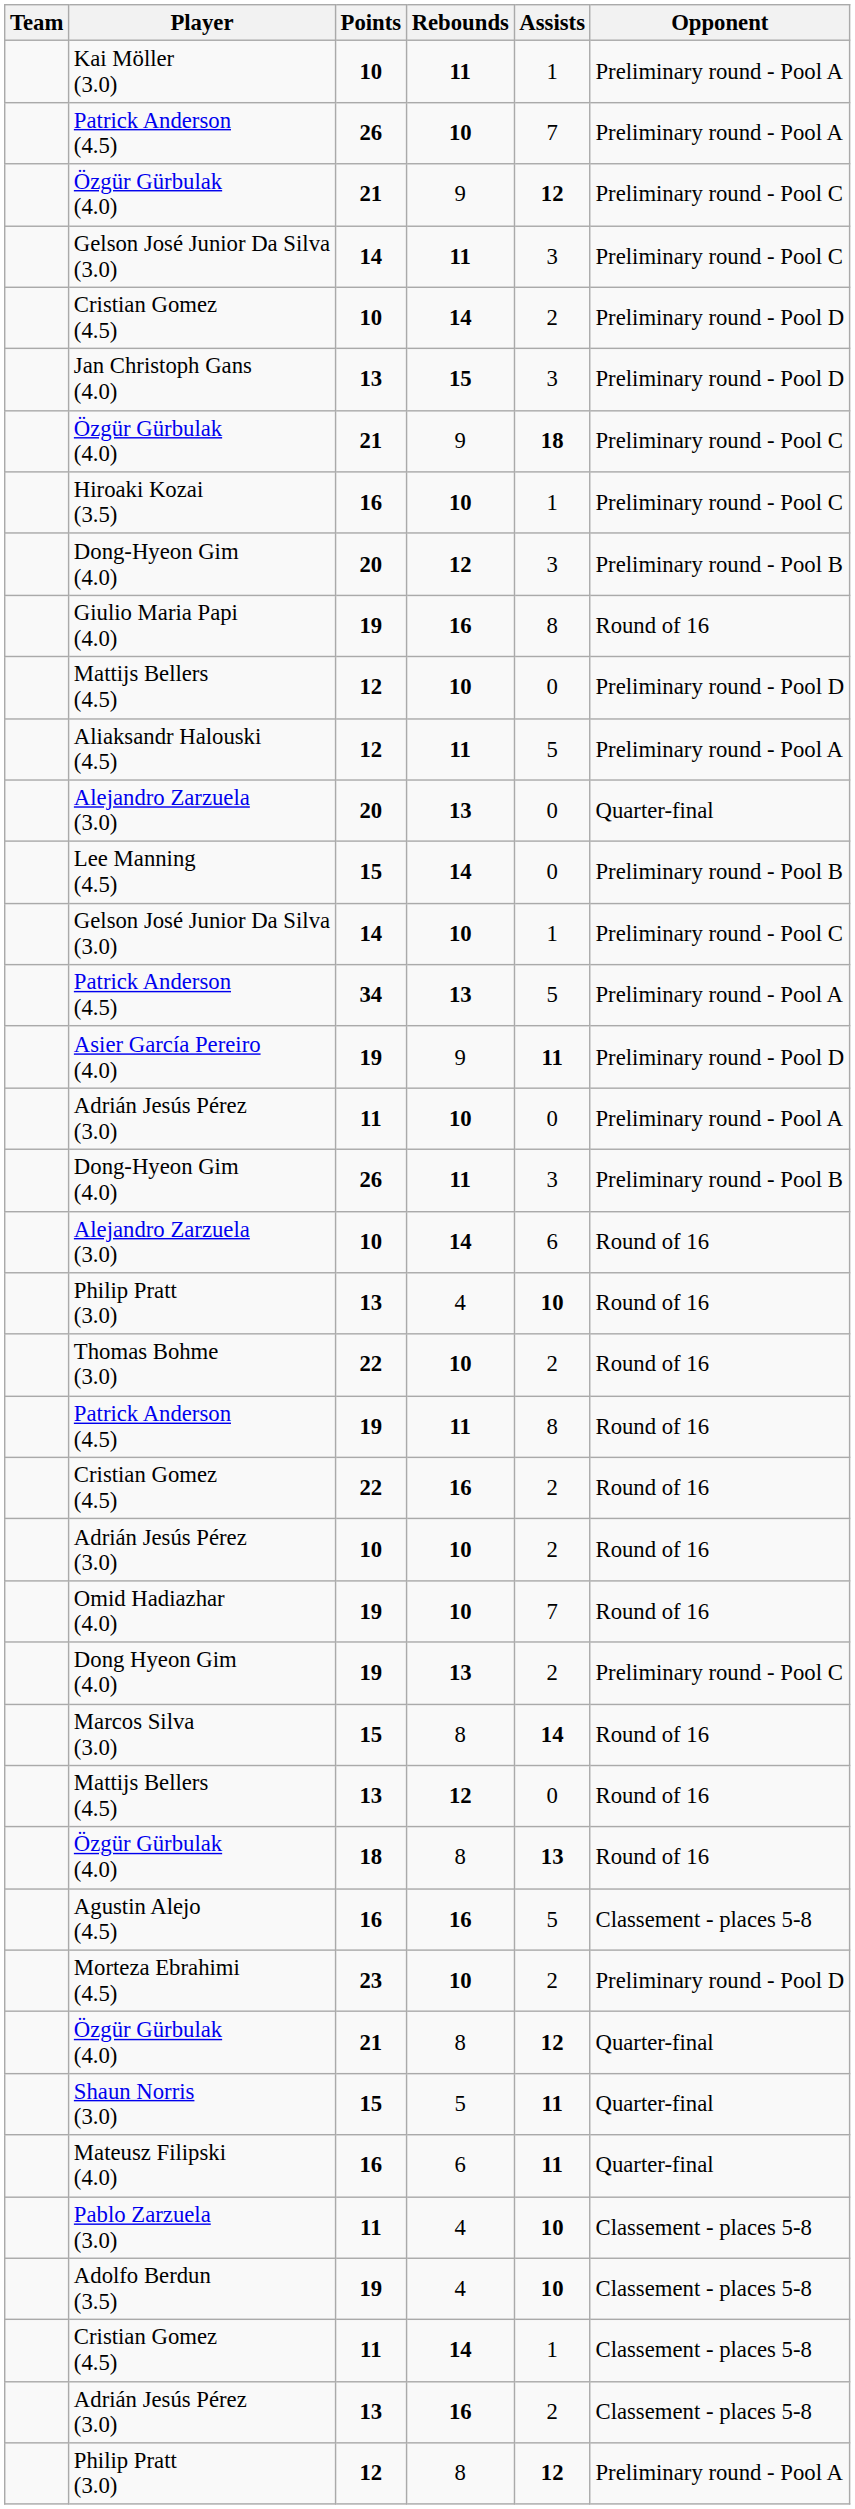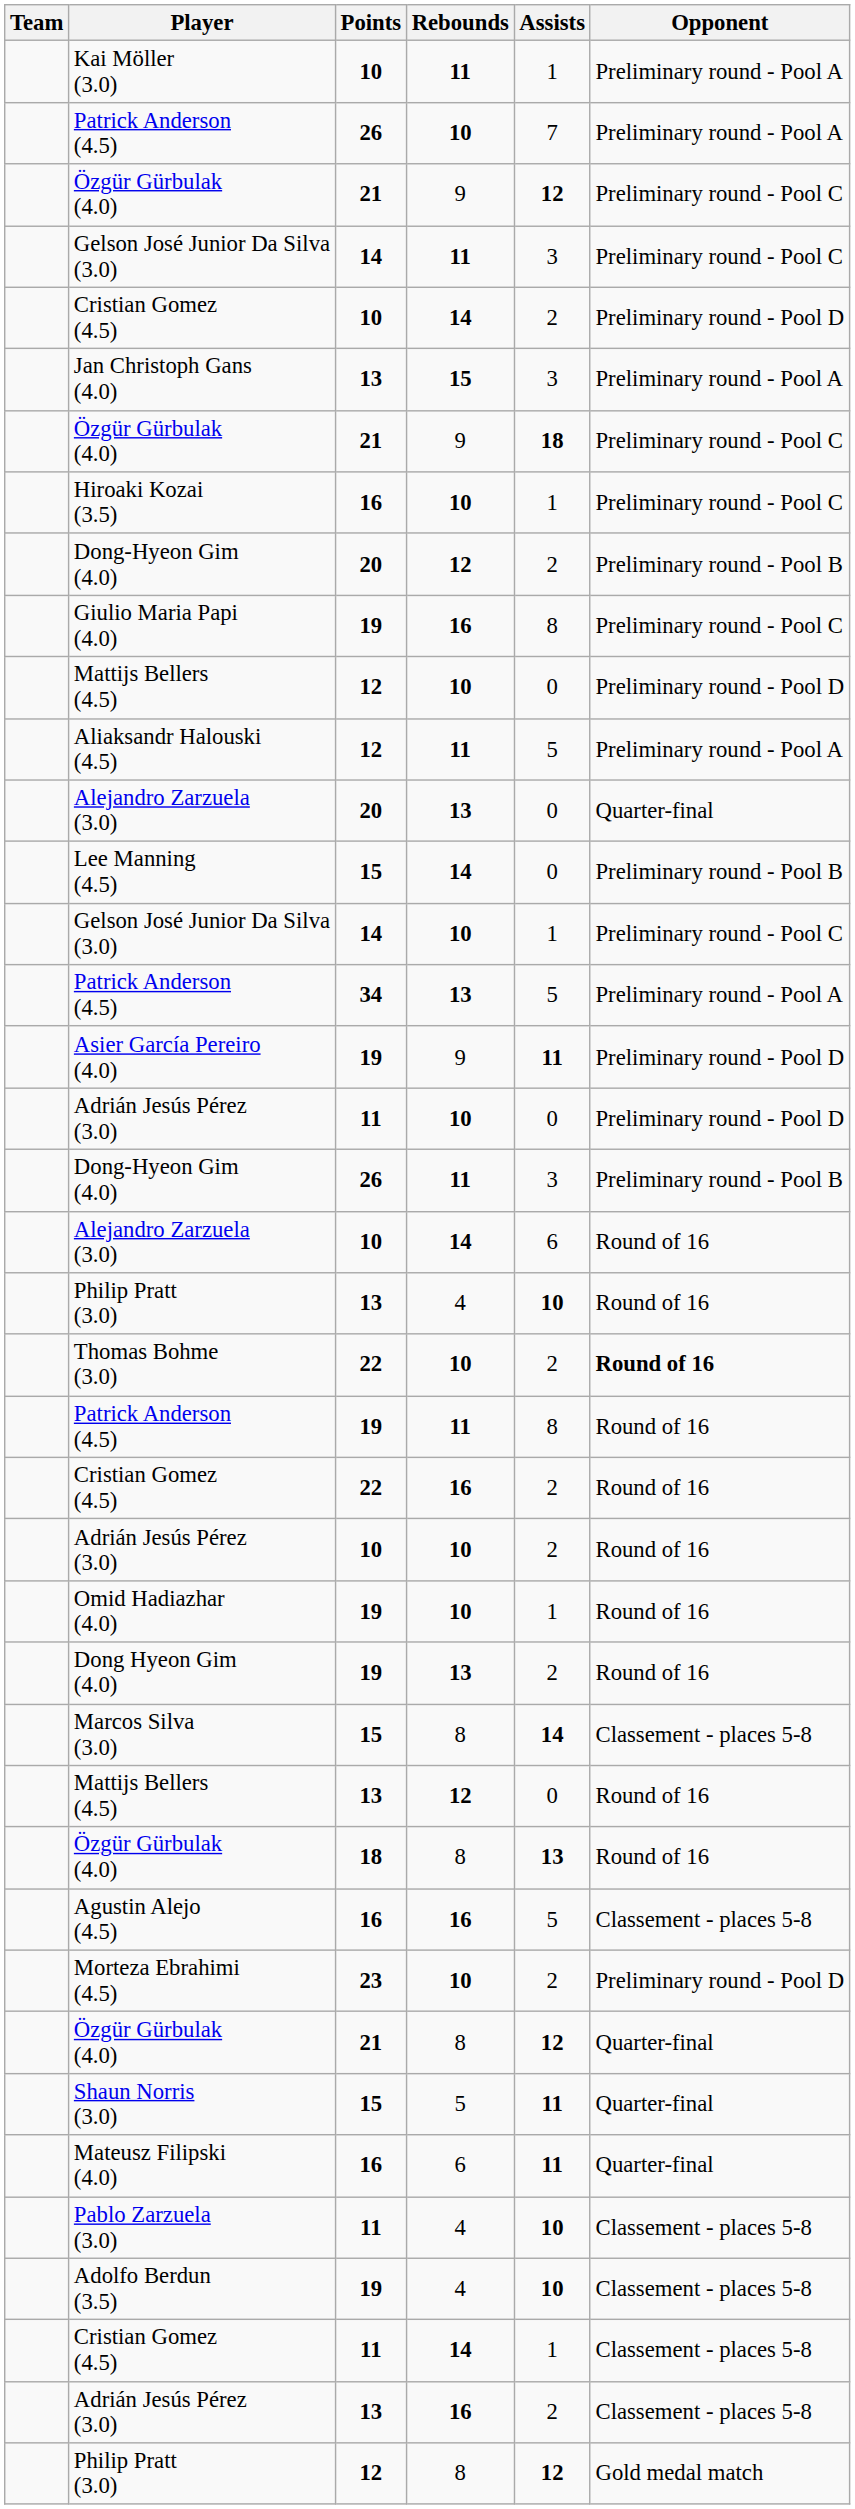(720, 379) Preliminary round - Pool D -> (719, 379) Preliminary round - Pool A
(552, 564) 3 -> (552, 564) 2
(652, 625) Round of 16 -> (719, 625) Preliminary round - Pool C
(719, 1118) Preliminary round - Pool A -> (720, 1118) Preliminary round - Pool D
(652, 1364) normal -> (655, 1364) bold
(552, 1611) 7 -> (552, 1611) 1
(719, 1672) Preliminary round - Pool C -> (652, 1672) Round of 16
(652, 1734) Round of 16 -> (704, 1734) Classement - places 5-8
(719, 2473) Preliminary round - Pool A -> (679, 2473) Gold medal match
